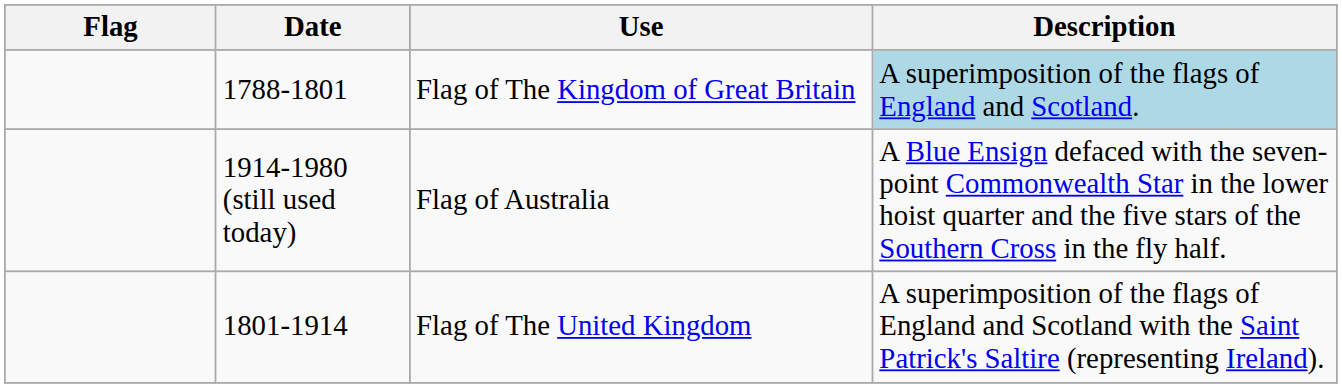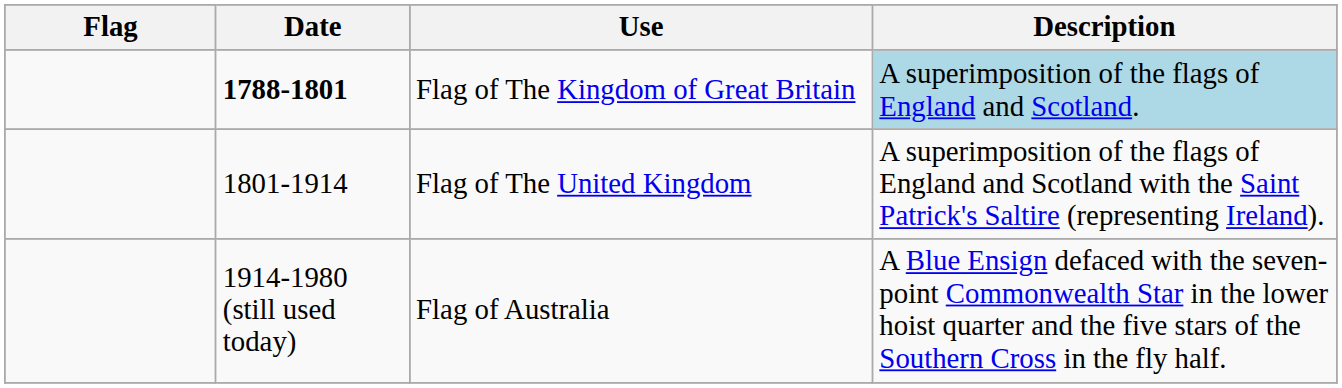(285, 89) normal -> (285, 89) bold
rows swapped: (584, 326) <-> (513, 199)
